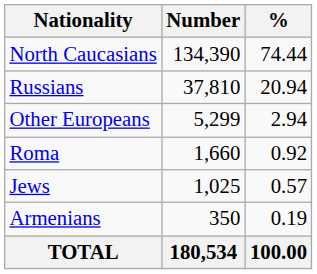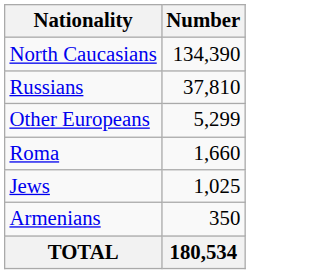- column: (278, 20)
